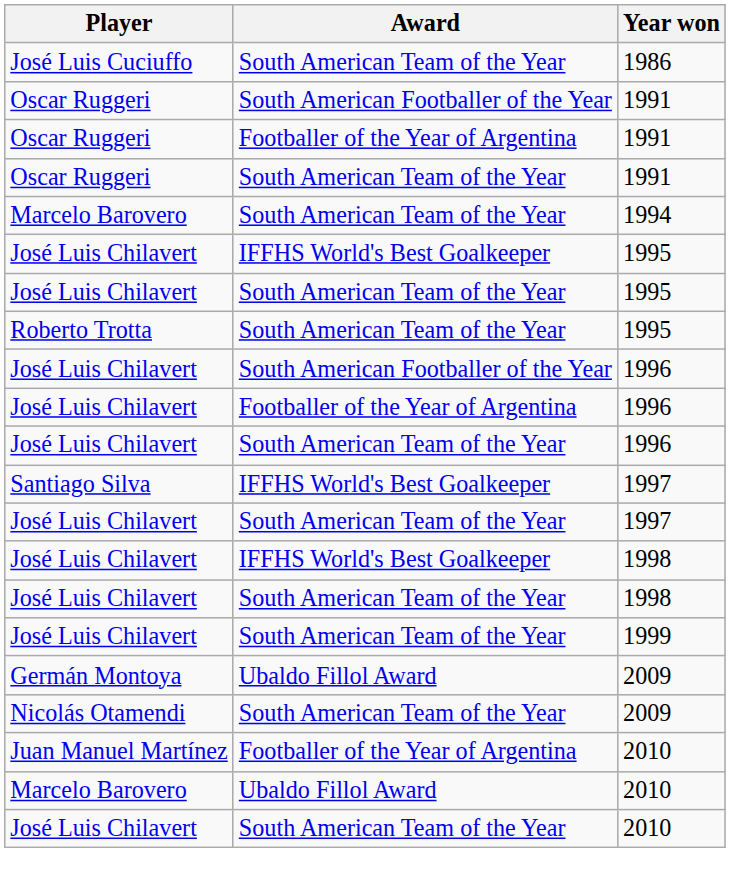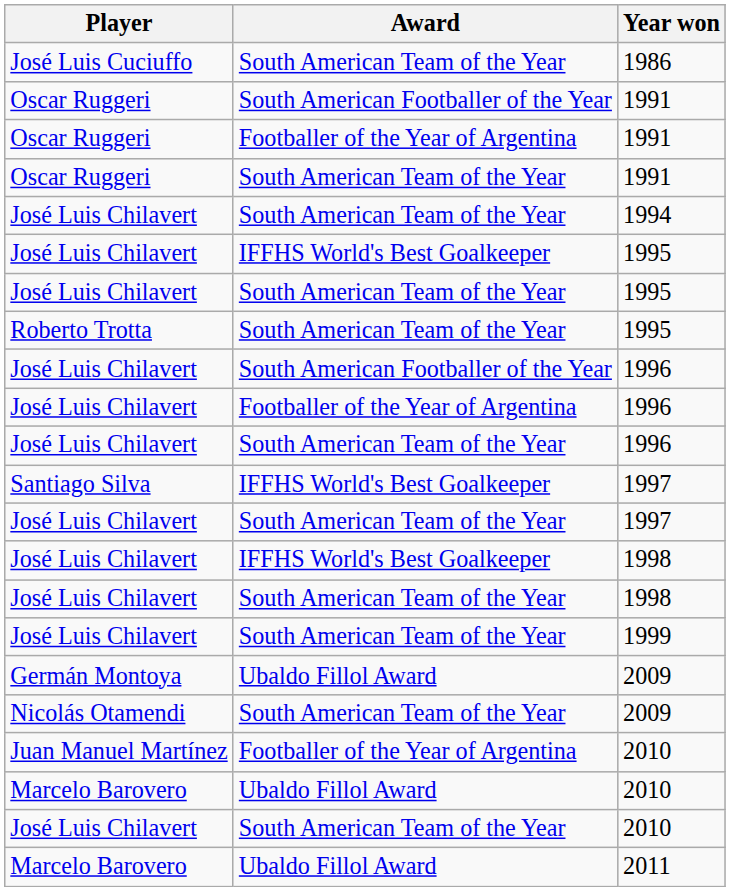(99, 215) Marcelo Barovero -> (104, 215) José Luis Chilavert
+ row: (338, 866)
